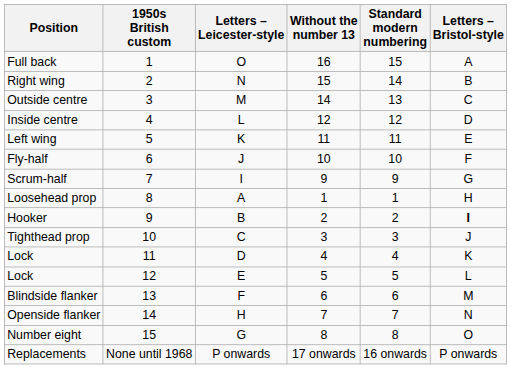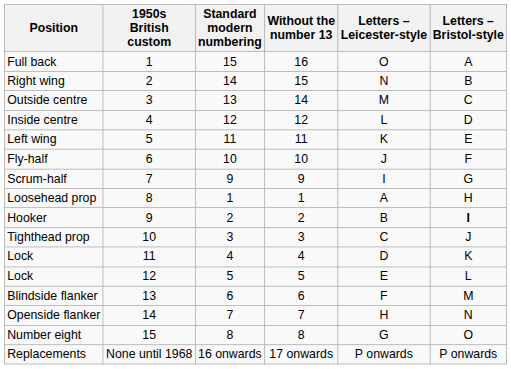columns swapped: (395, 28) <-> (241, 28)
